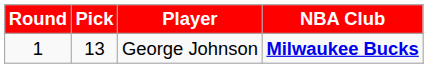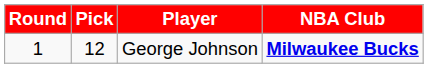(94, 48) 13 -> (94, 48) 12
